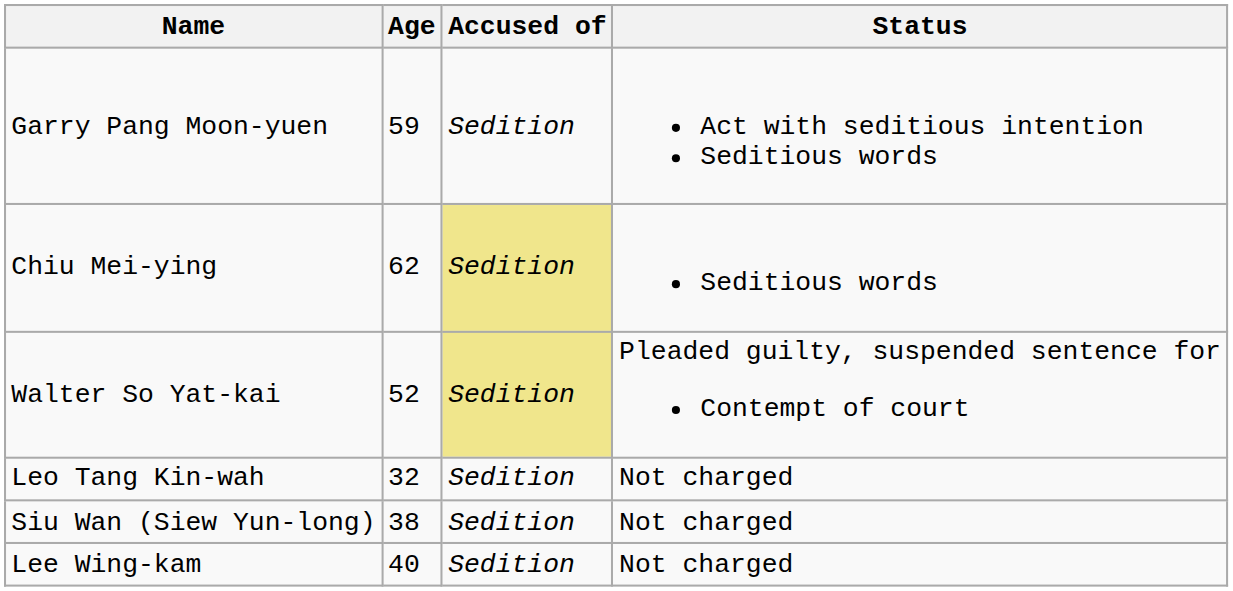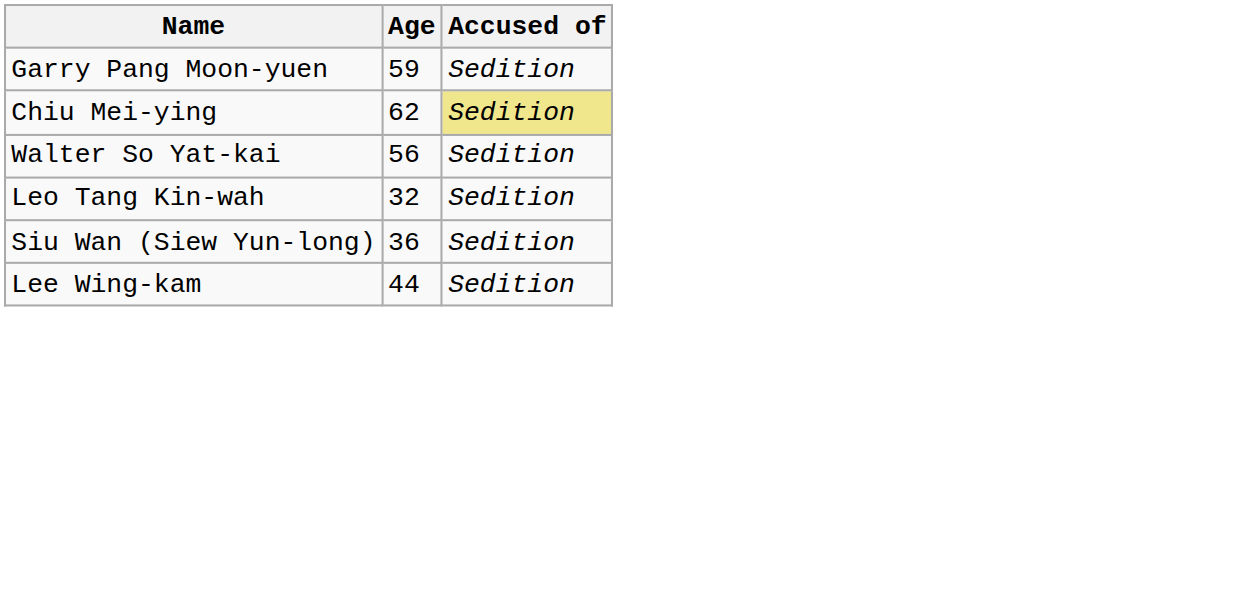- column: (920, 27)
(404, 394) 52 -> (404, 156) 56
(512, 394) khaki background -> (512, 156) no background
(404, 522) 38 -> (404, 242) 36
(404, 565) 40 -> (404, 285) 44
